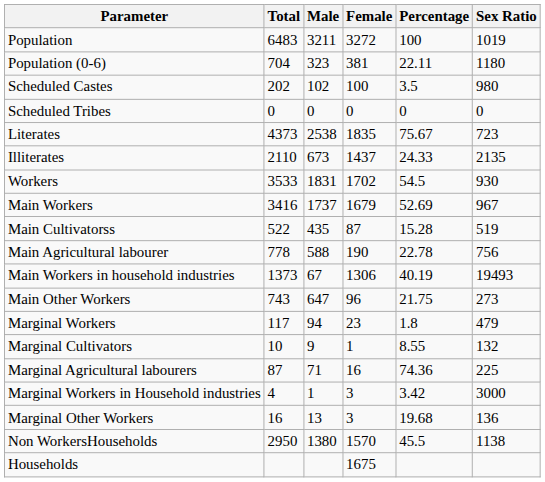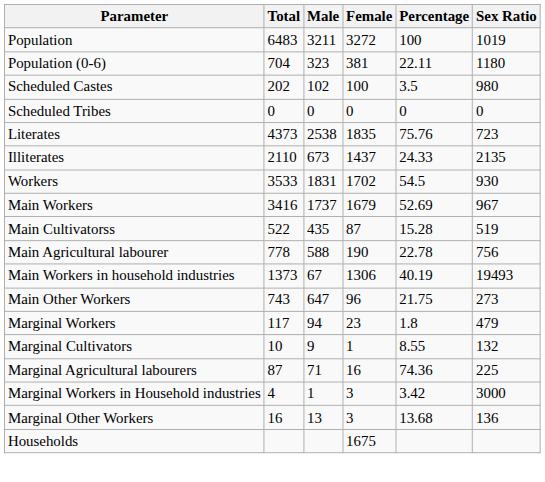(416, 134) 75.67 -> (416, 134) 75.76
(416, 417) 19.68 -> (416, 417) 13.68
- row: (83, 441)
